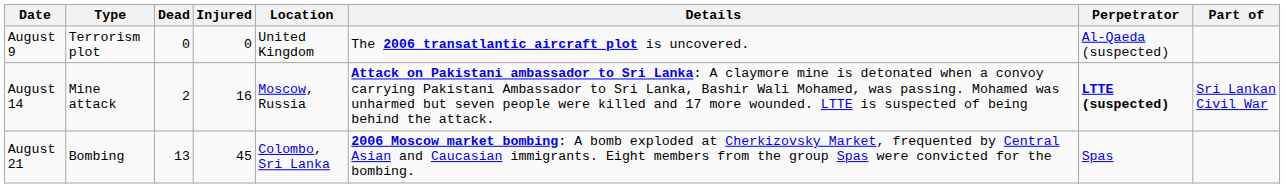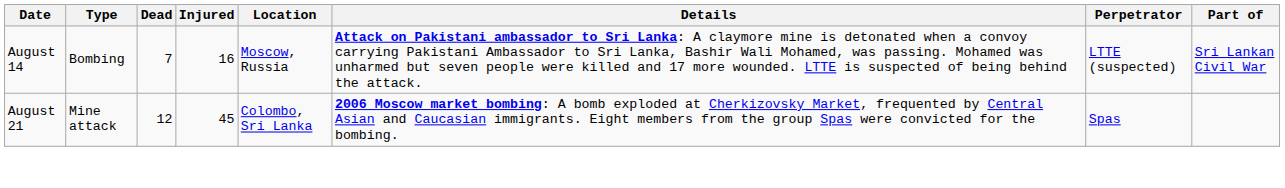- row: (32, 45)
(93, 97) Mine attack -> (97, 60) Bombing
(186, 97) 2 -> (168, 60) 7
(1125, 97) bold -> (1133, 60) normal
(96, 157) Bombing -> (93, 120) Mine attack
(182, 157) 13 -> (165, 120) 12
